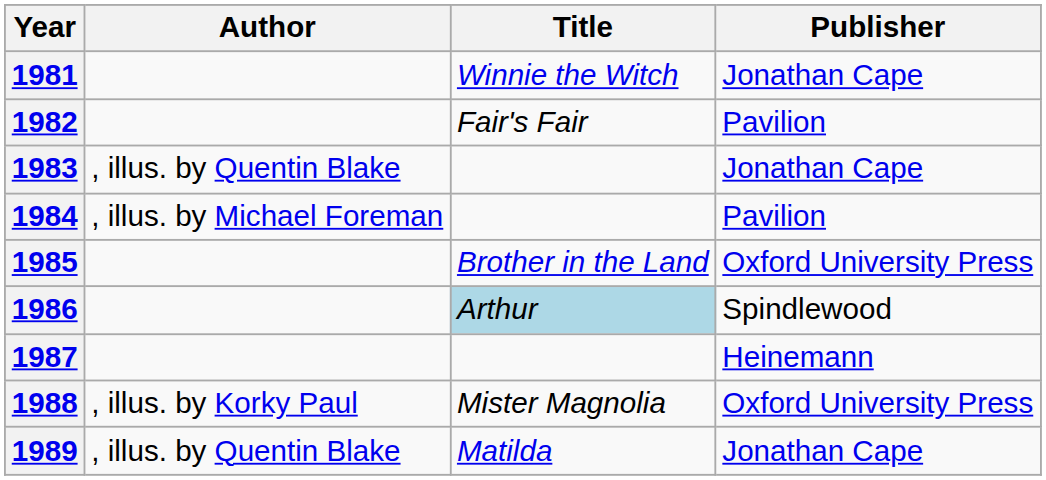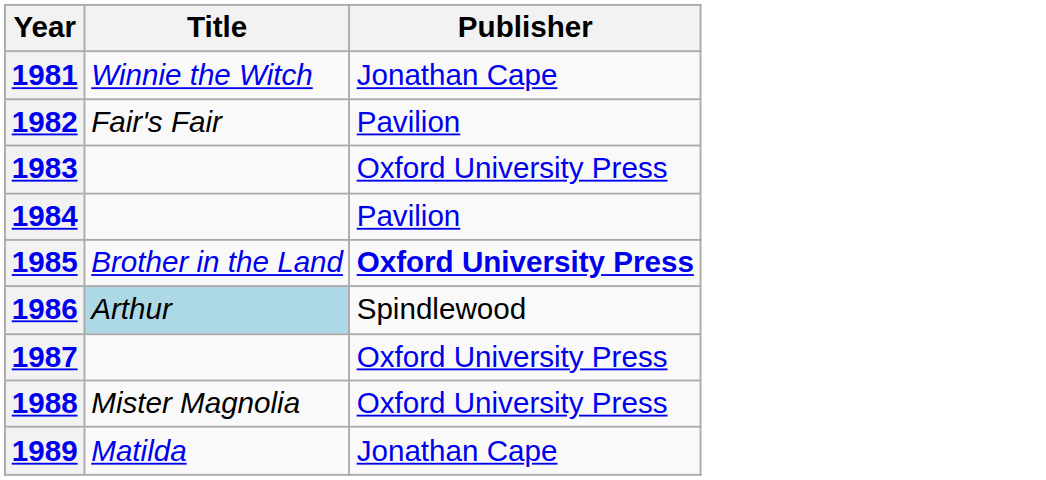- column: (267, 27)
(823, 168) Jonathan Cape -> (512, 168) Oxford University Press
(878, 262) normal -> (525, 262) bold
(798, 356) Heinemann -> (512, 356) Oxford University Press
